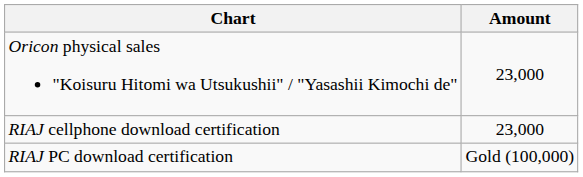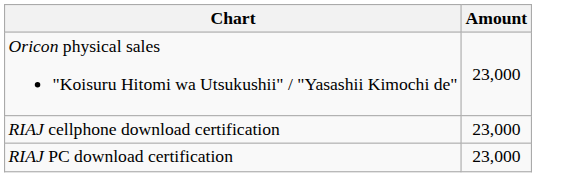(520, 157) Gold (100,000) -> (496, 157) 23,000
